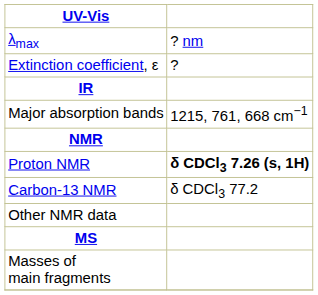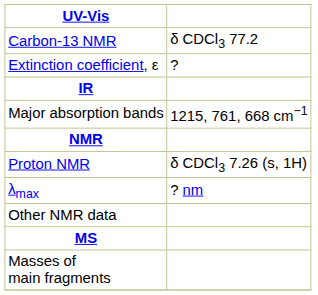rows swapped: (24, 41) <-> (62, 190)
(240, 164) bold -> (239, 164) normal
